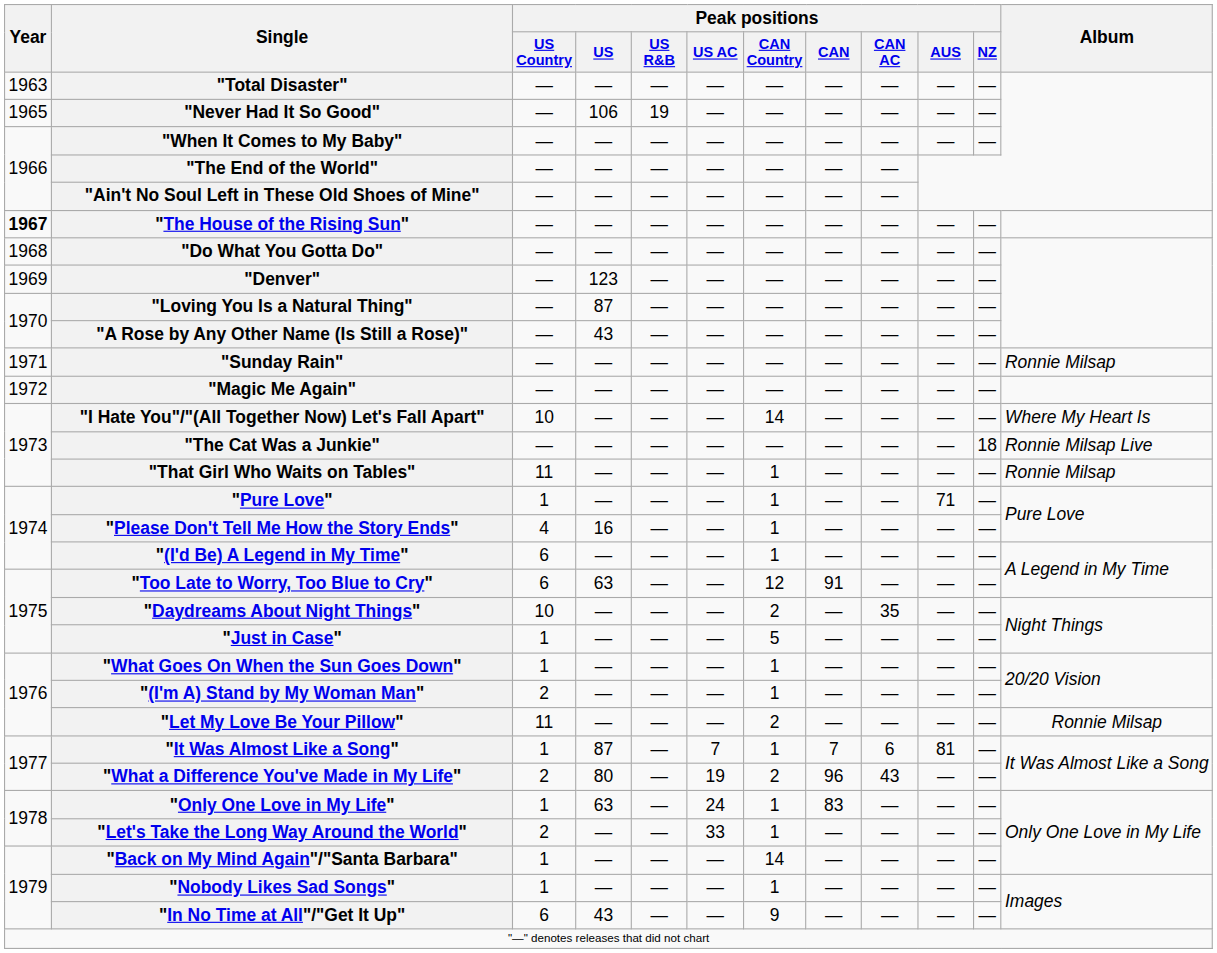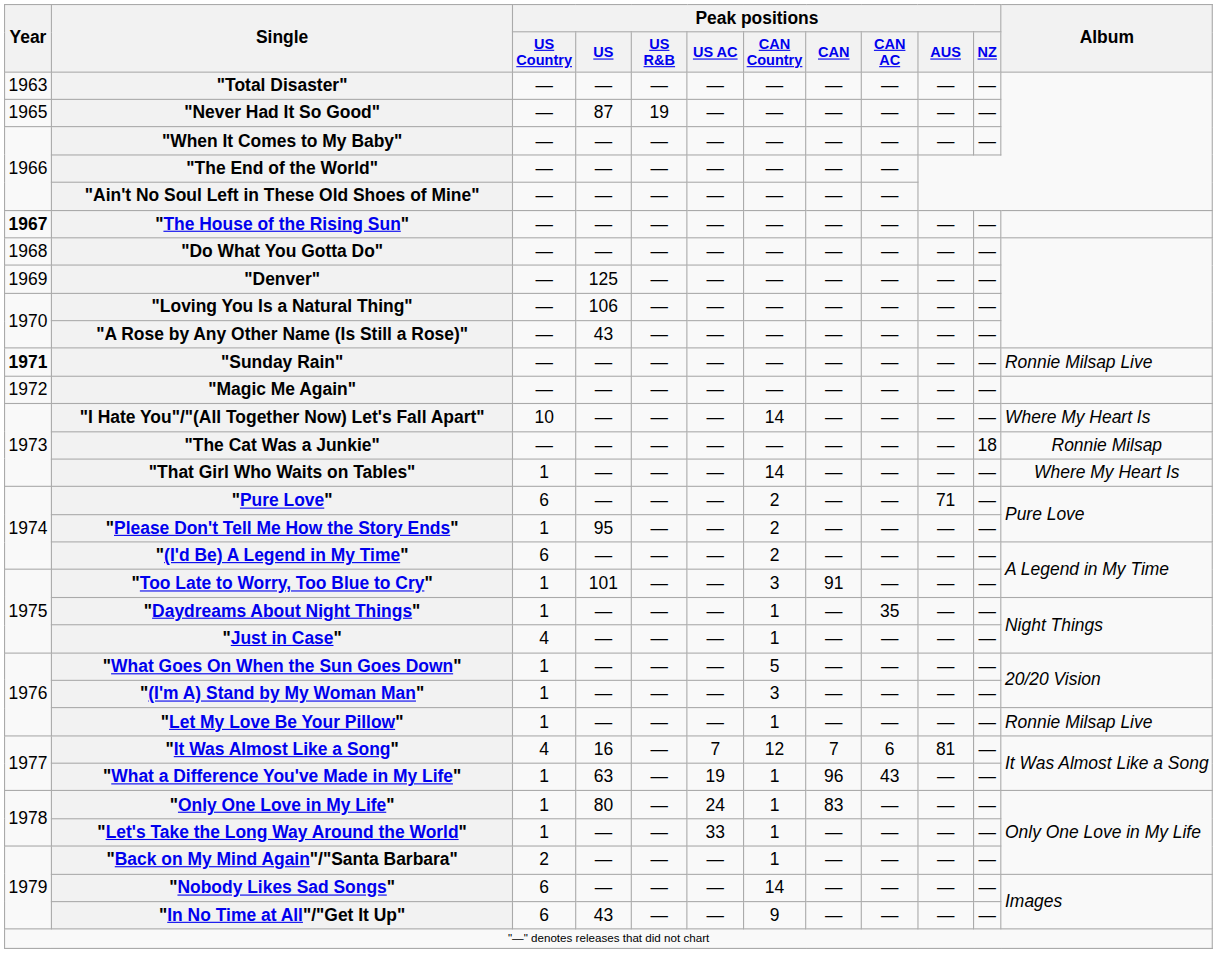(603, 113) 106 -> (603, 113) 87
(603, 279) 123 -> (603, 279) 125
(603, 306) 87 -> (603, 306) 106
(28, 362) normal -> (28, 362) bold
(1060, 362) Ronnie Milsap -> (1079, 362) Ronnie Milsap Live
(1079, 445) Ronnie Milsap Live -> (1107, 445) Ronnie Milsap
(544, 472) 11 -> (544, 472) 1
(774, 472) 1 -> (775, 472) 14
(1060, 472) Ronnie Milsap -> (1107, 472) Where My Heart Is
(544, 500) 1 -> (544, 500) 6
(774, 500) 1 -> (774, 500) 2
(544, 528) 4 -> (544, 528) 1
(603, 528) 16 -> (603, 528) 95
(774, 528) 1 -> (774, 528) 2
(774, 555) 1 -> (774, 555) 2
(544, 583) 6 -> (544, 583) 1
(603, 583) 63 -> (603, 583) 101
(775, 583) 12 -> (774, 583) 3
(544, 611) 10 -> (544, 611) 1
(774, 611) 2 -> (774, 611) 1
(544, 638) 1 -> (544, 638) 4
(774, 638) 5 -> (774, 638) 1
(774, 666) 1 -> (774, 666) 5
(544, 694) 2 -> (544, 694) 1
(774, 694) 1 -> (774, 694) 3
(544, 721) 11 -> (544, 721) 1
(774, 721) 2 -> (774, 721) 1
(1107, 721) Ronnie Milsap -> (1079, 721) Ronnie Milsap Live
(544, 749) 1 -> (544, 749) 4
(603, 749) 87 -> (603, 749) 16
(774, 749) 1 -> (775, 749) 12
(544, 777) 2 -> (544, 777) 1
(603, 777) 80 -> (603, 777) 63
(774, 777) 2 -> (774, 777) 1
(603, 804) 63 -> (603, 804) 80
(544, 832) 2 -> (544, 832) 1
(544, 860) 1 -> (544, 860) 2
(775, 860) 14 -> (774, 860) 1
(544, 887) 1 -> (544, 887) 6
(774, 887) 1 -> (775, 887) 14
